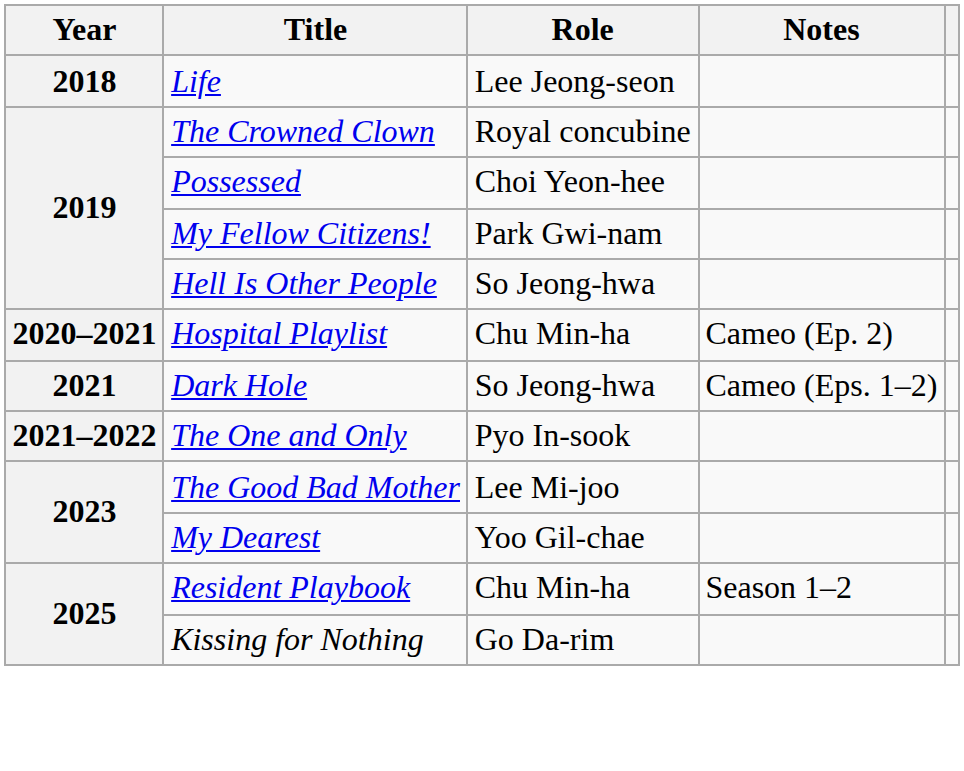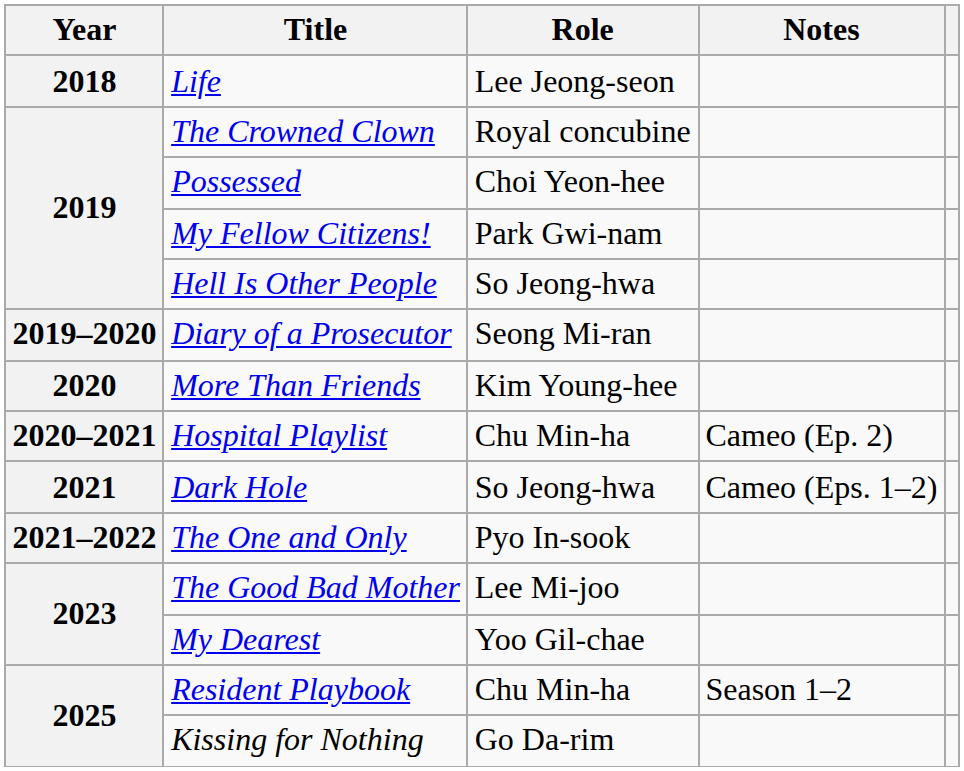+ row: (311, 334)
+ row: (296, 385)
